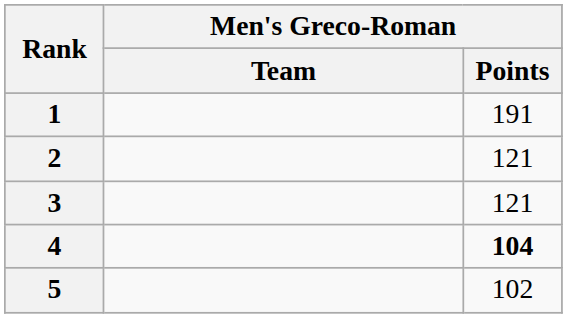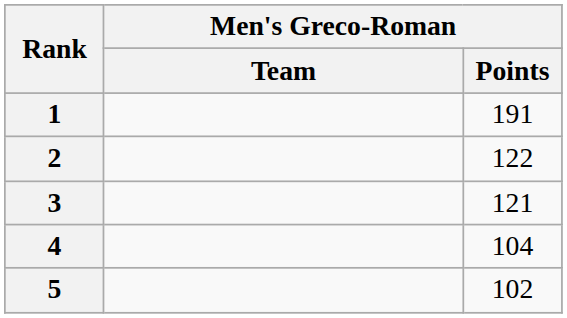(513, 158) 121 -> (513, 158) 122
(513, 245) bold -> (513, 245) normal
